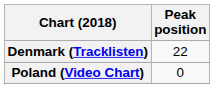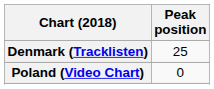(180, 51) 22 -> (180, 51) 25
